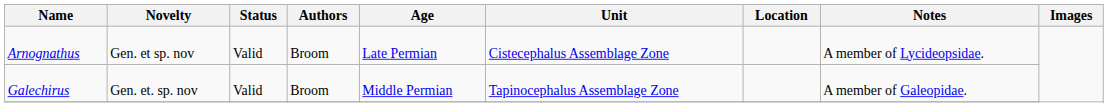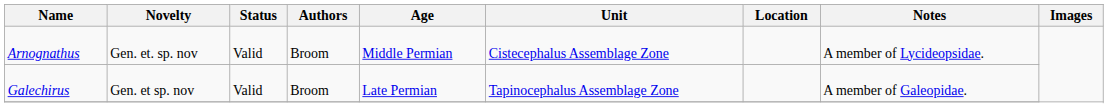(152, 53) Gen. et sp. nov -> (154, 53) Gen. et. sp. nov
(400, 53) Late Permian -> (407, 53) Middle Permian
(154, 91) Gen. et. sp. nov -> (152, 91) Gen. et sp. nov
(407, 91) Middle Permian -> (400, 91) Late Permian
